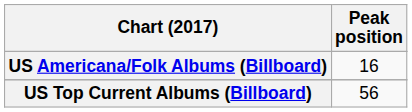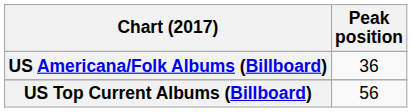(369, 65) 16 -> (369, 65) 36
